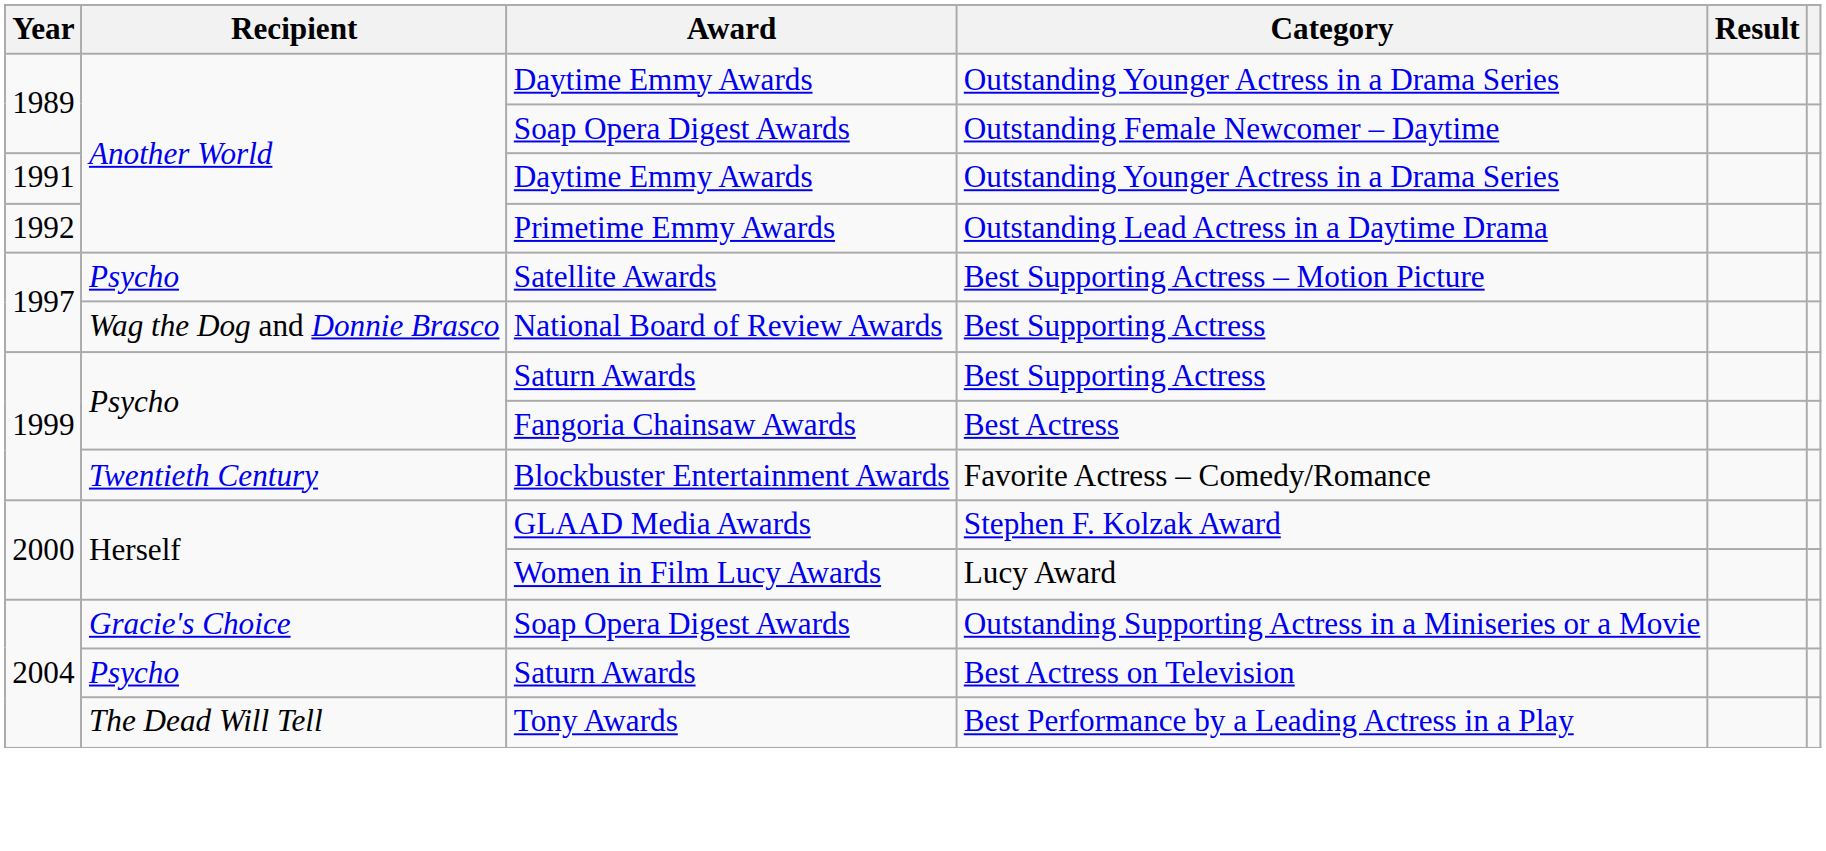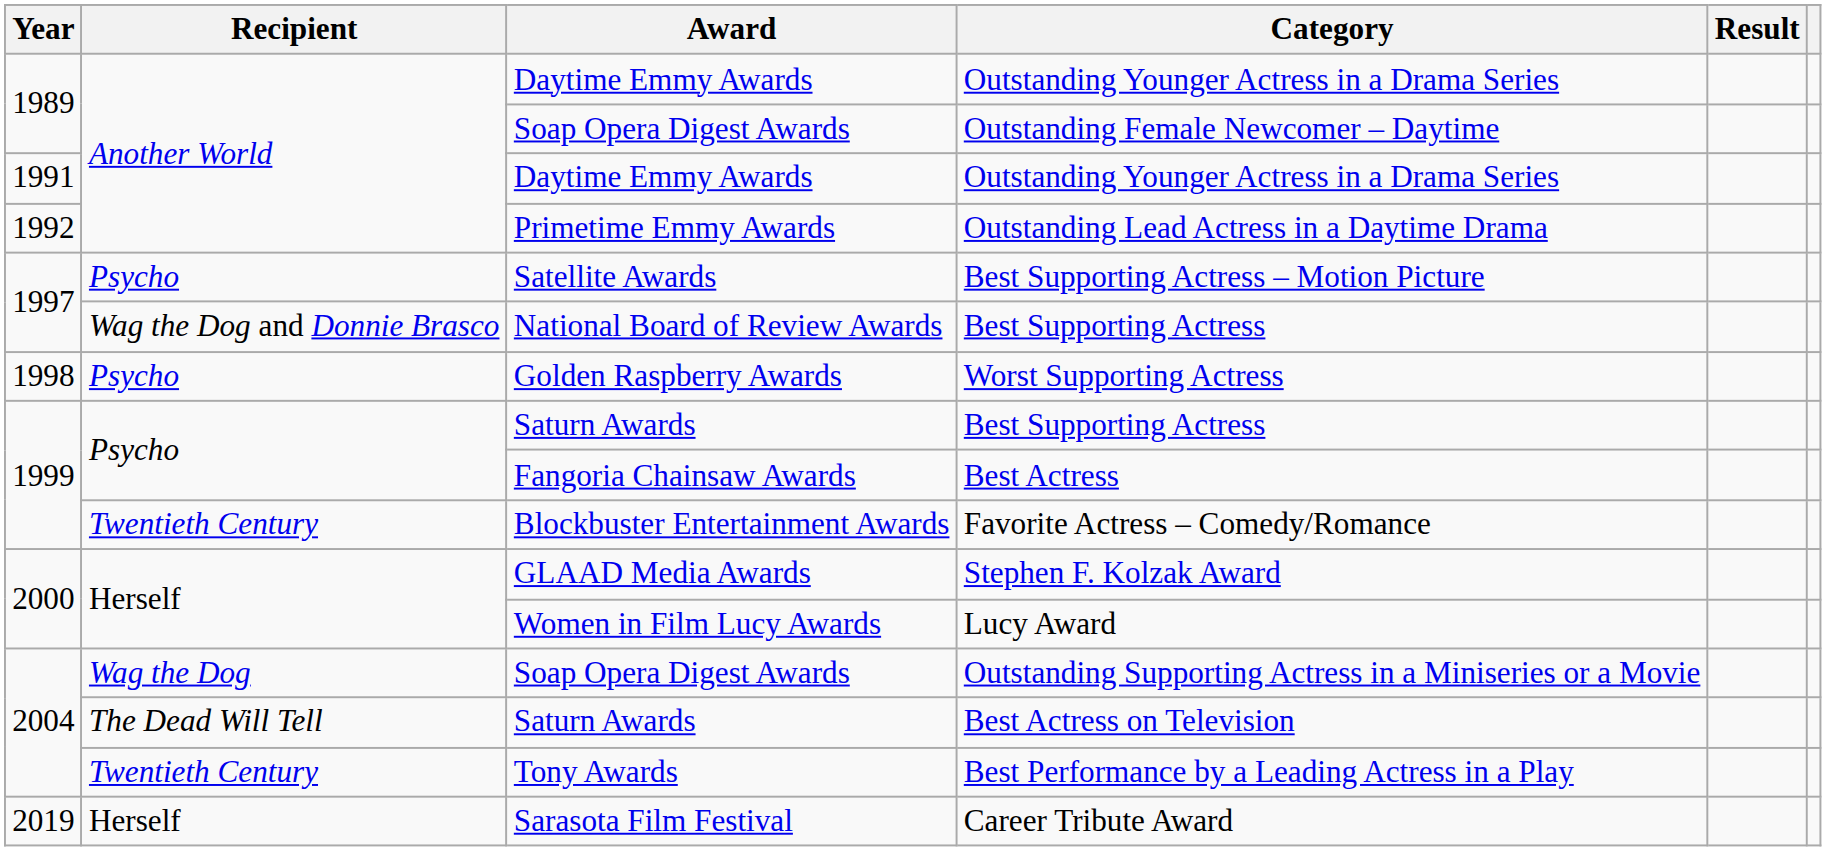+ row: (43, 375)
(190, 623) Gracie's Choice -> (170, 672) Wag the Dog
(134, 672) Psycho -> (206, 721) The Dead Will Tell
(206, 721) The Dead Will Tell -> (203, 771) Twentieth Century
+ row: (43, 820)
